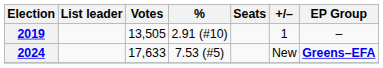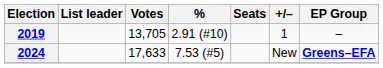(147, 33) 13,505 -> (147, 33) 13,705
